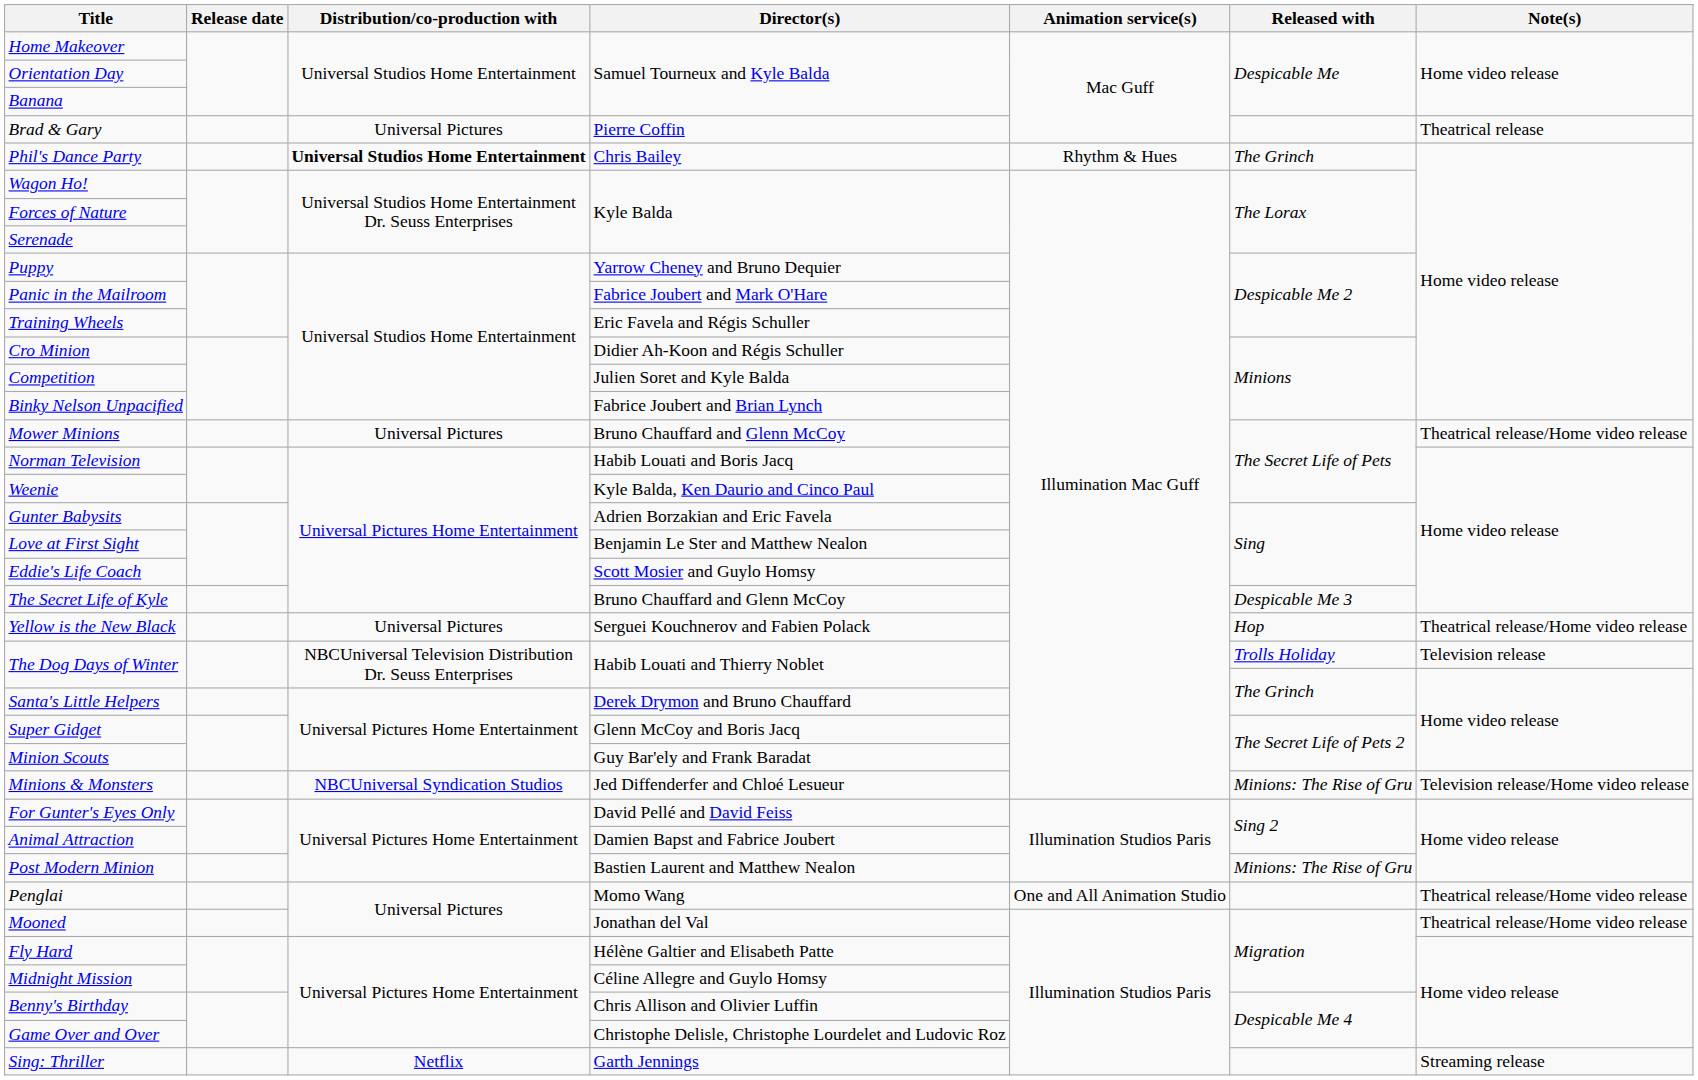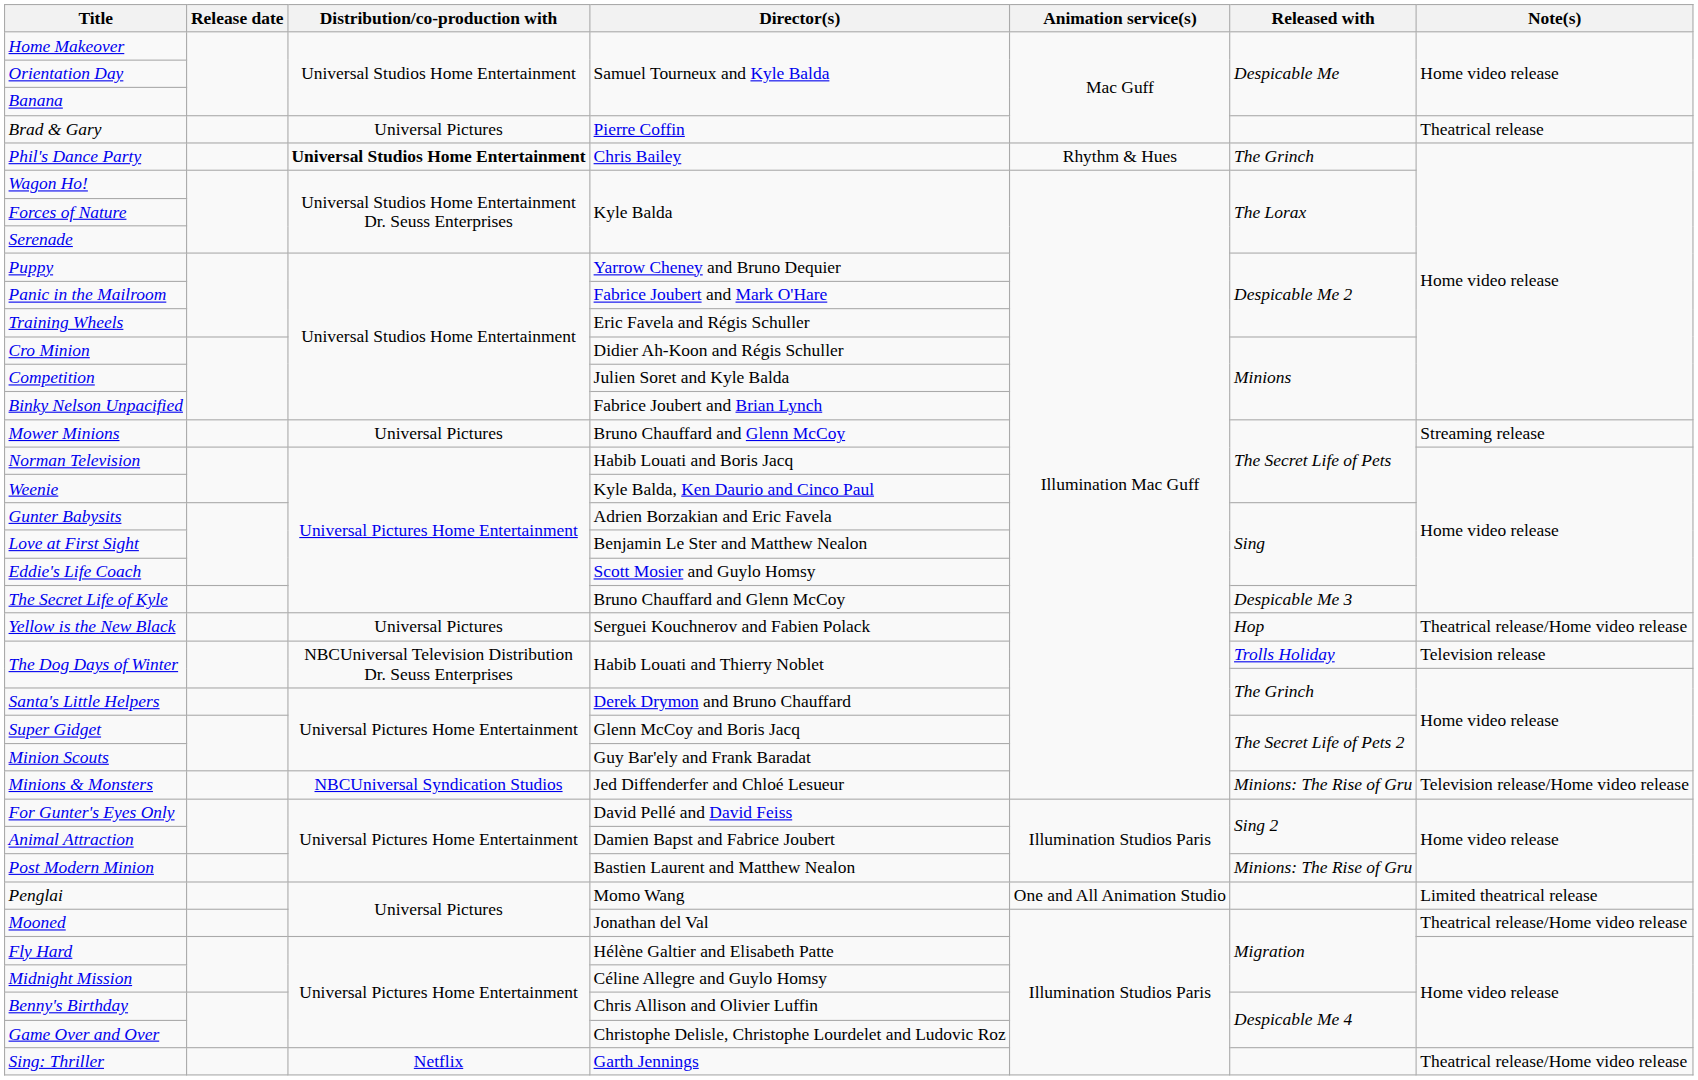(1554, 433) Theatrical release/Home video release -> (1483, 433) Streaming release
(1554, 895) Theatrical release/Home video release -> (1509, 895) Limited theatrical release
(1483, 1061) Streaming release -> (1554, 1061) Theatrical release/Home video release
